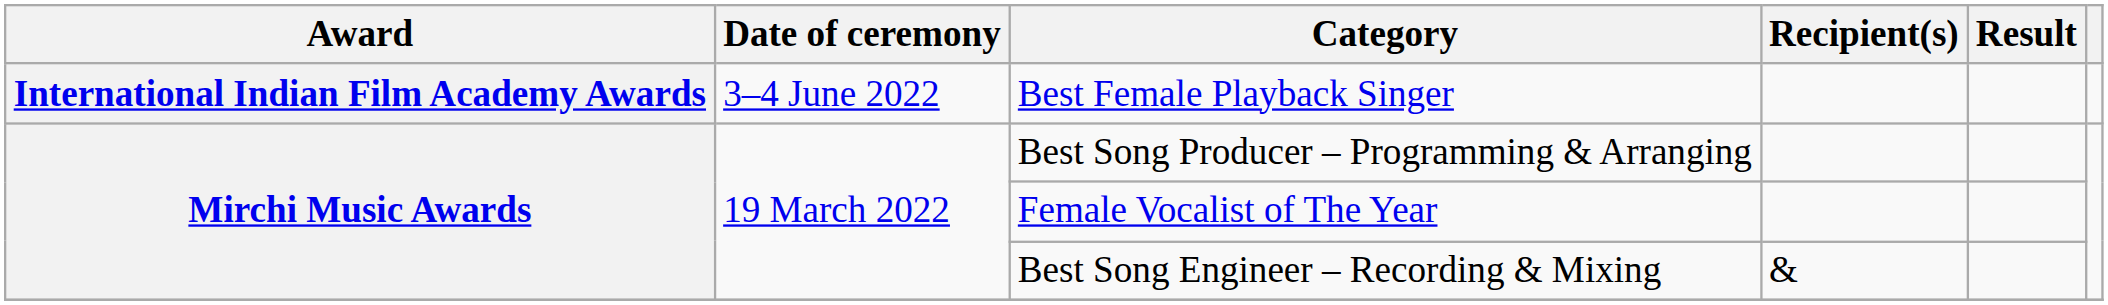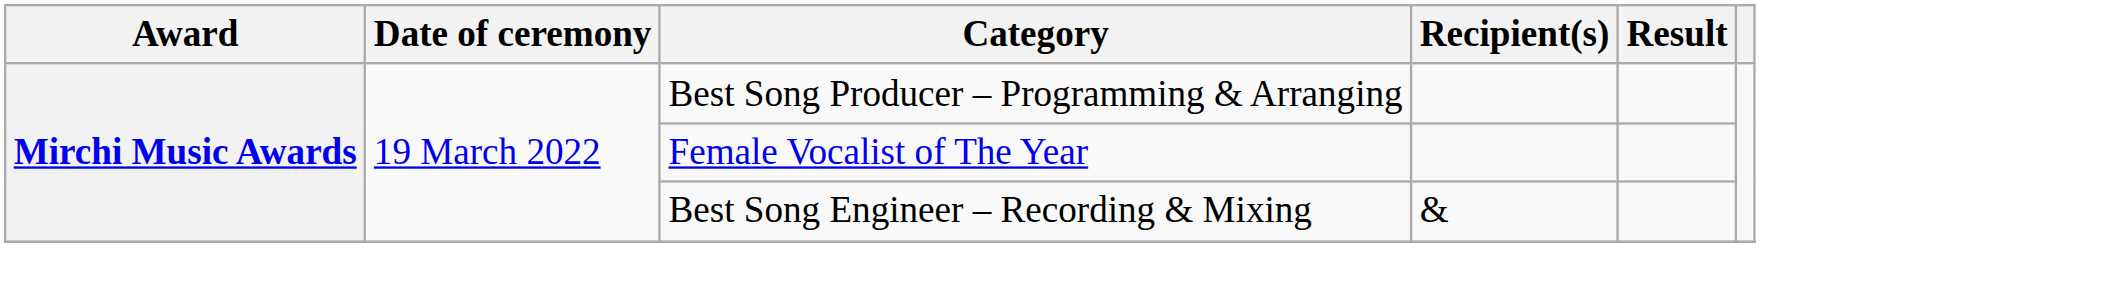- row: (1236, 92)
